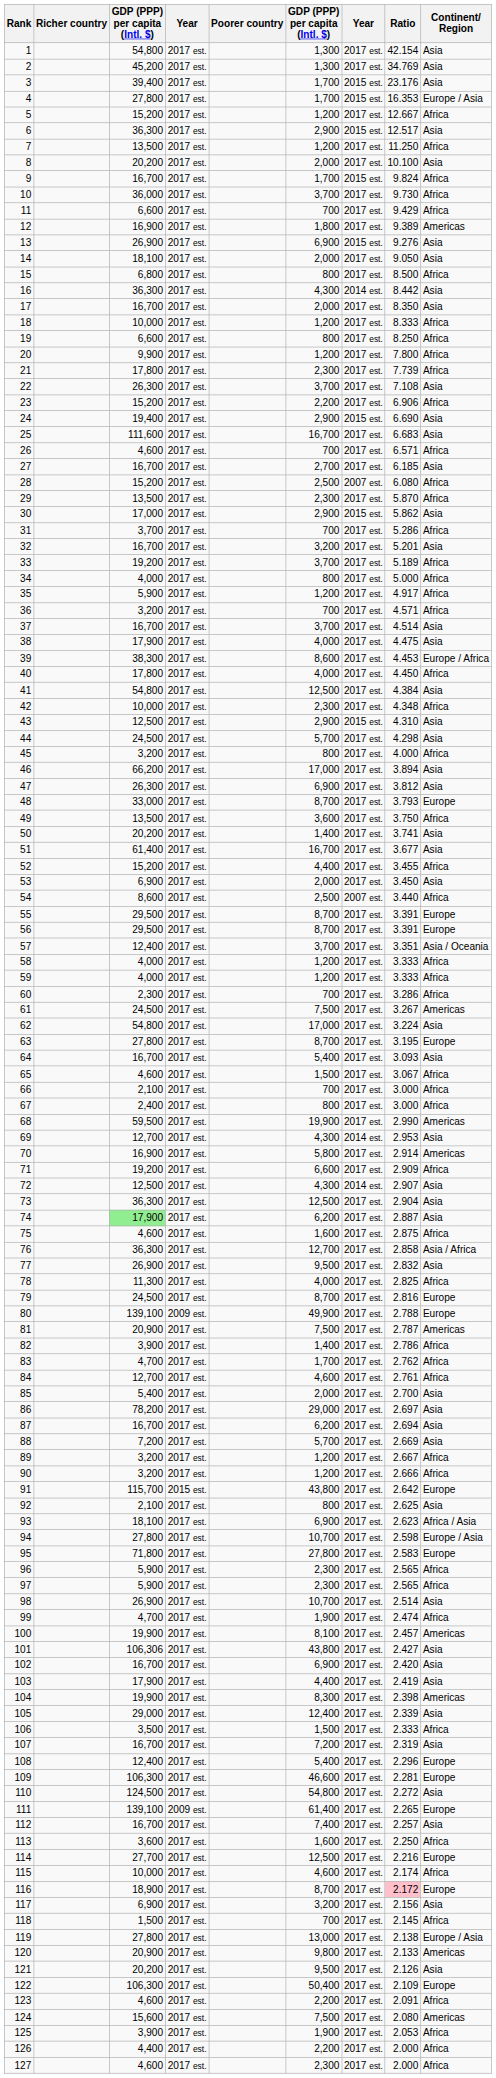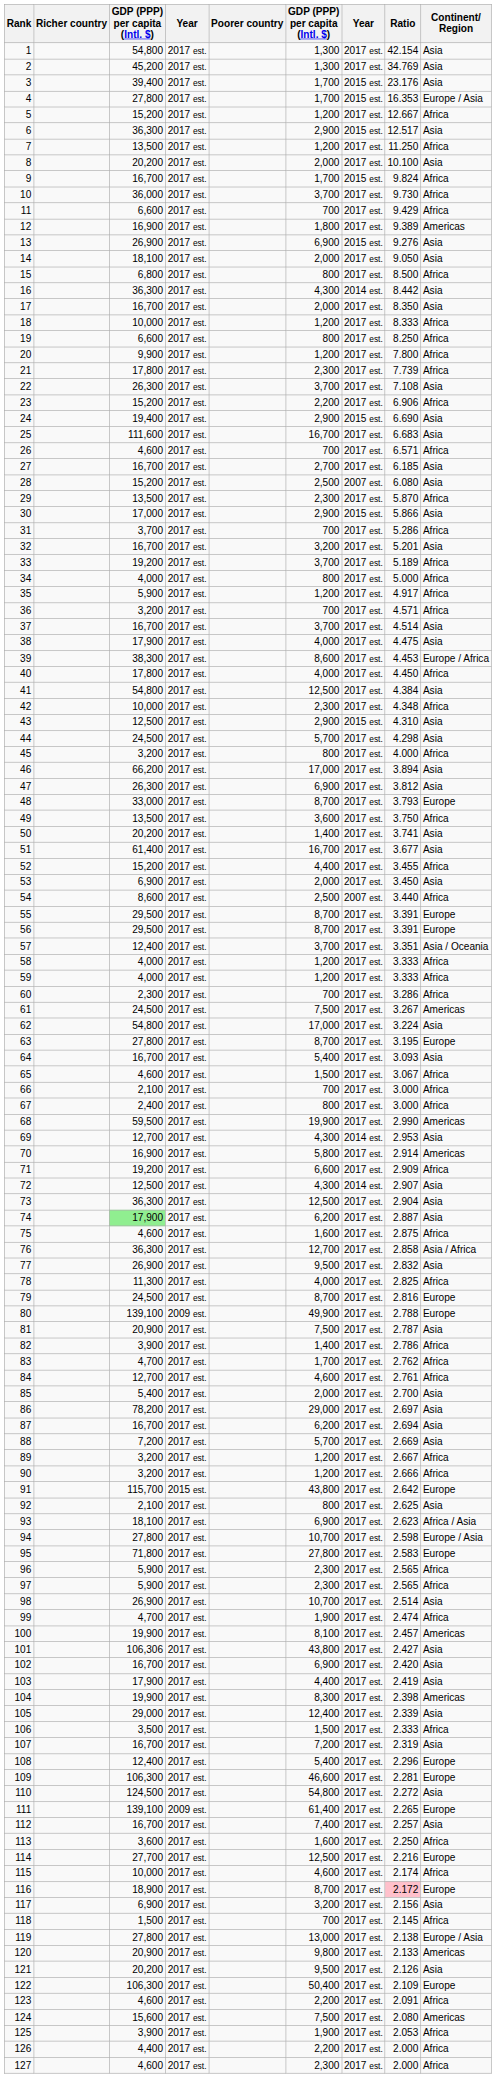(436, 482) Africa -> (433, 482) Asia
(406, 514) 5.862 -> (406, 514) 5.866
(444, 1330) Americas -> (433, 1330) Asia
